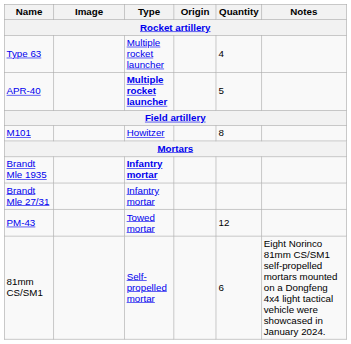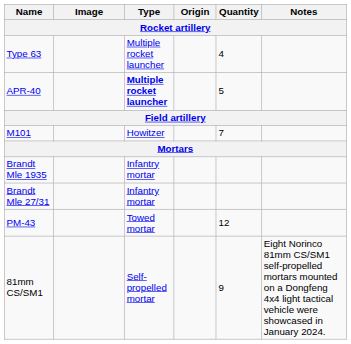(221, 133) 8 -> (221, 133) 7
(145, 170) bold -> (143, 170) normal
(221, 287) 6 -> (221, 287) 9
